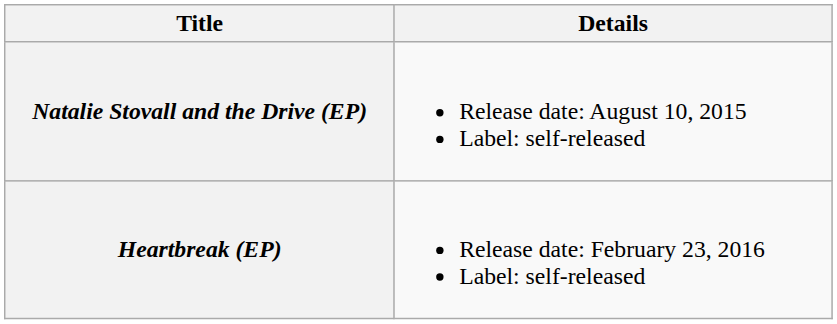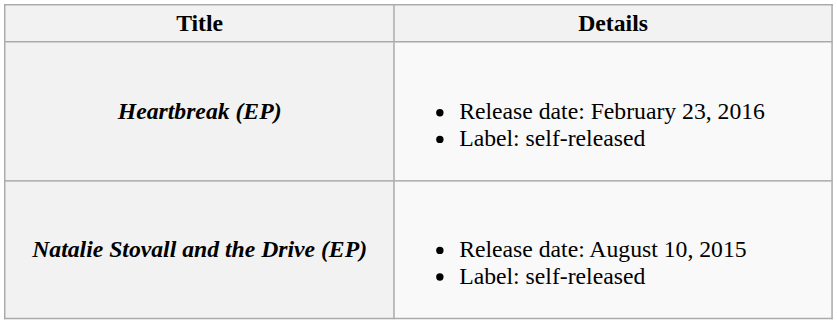rows swapped: (200, 111) <-> (200, 249)
